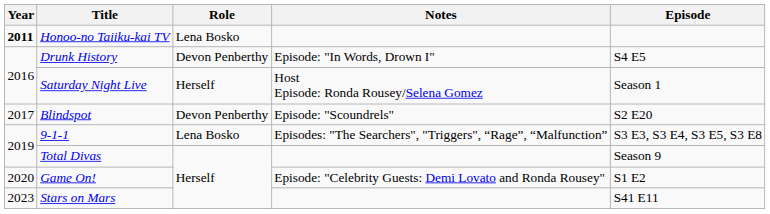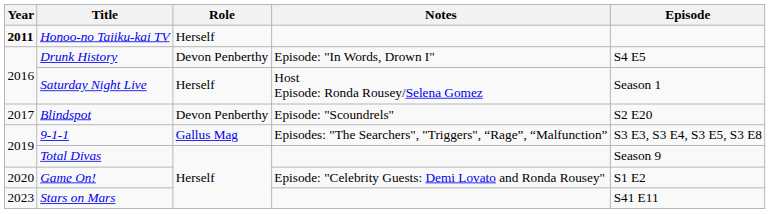(208, 36) Lena Bosko -> (195, 36) Herself
(208, 135) Lena Bosko -> (207, 135) Gallus Mag
